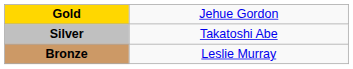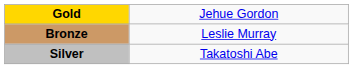rows swapped: (67, 34) <-> (67, 53)
